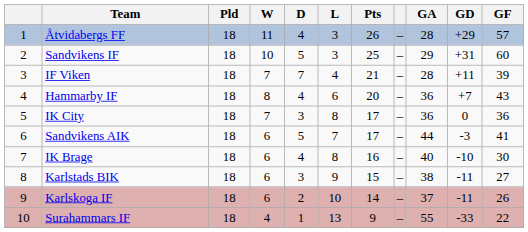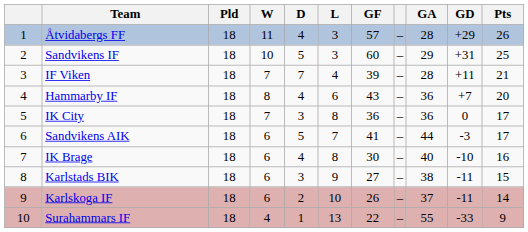columns swapped: (503, 14) <-> (373, 14)
